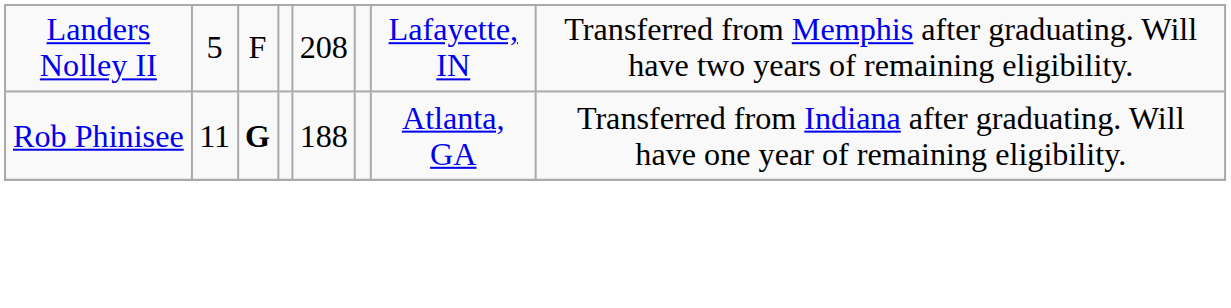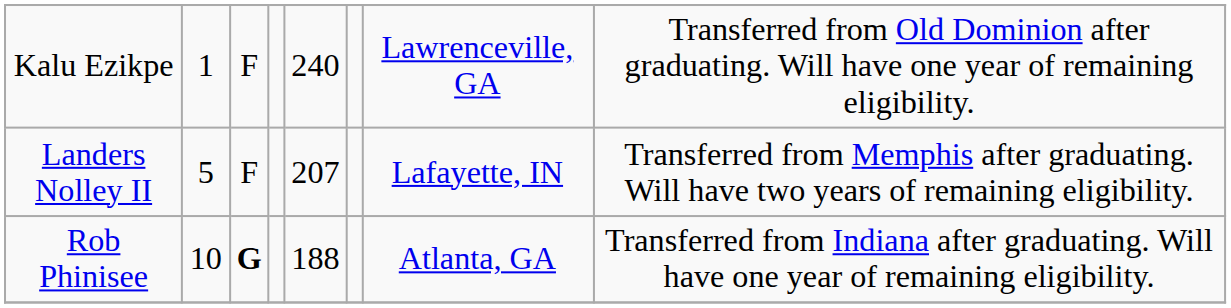+ row: (94, 66)
(324, 48) 208 -> (315, 171) 207
(215, 135) 11 -> (206, 258) 10
